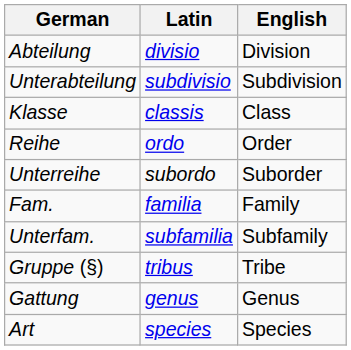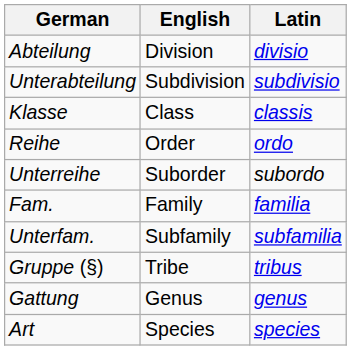columns swapped: (189, 19) <-> (292, 19)
